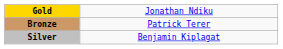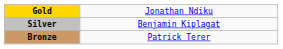rows swapped: (42, 37) <-> (42, 24)
